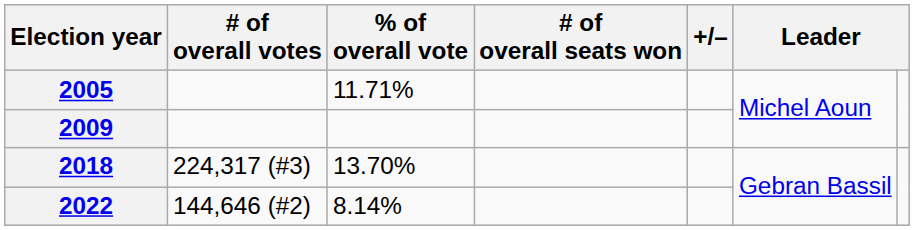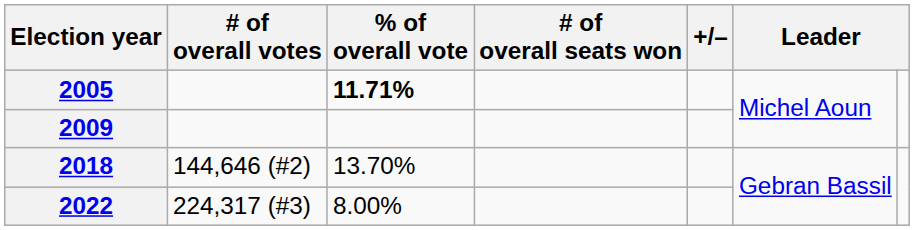(373, 89) normal -> (373, 89) bold
(242, 166) 224,317 (#3) -> (242, 166) 144,646 (#2)
(242, 205) 144,646 (#2) -> (242, 205) 224,317 (#3)
(367, 205) 8.14% -> (367, 205) 8.00%
